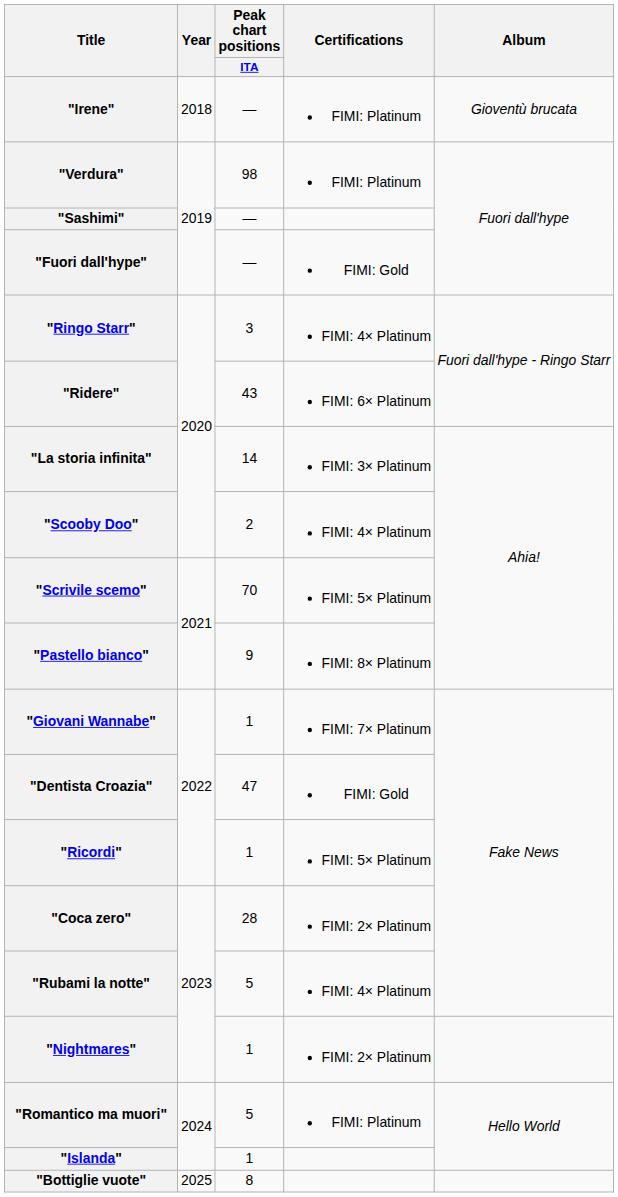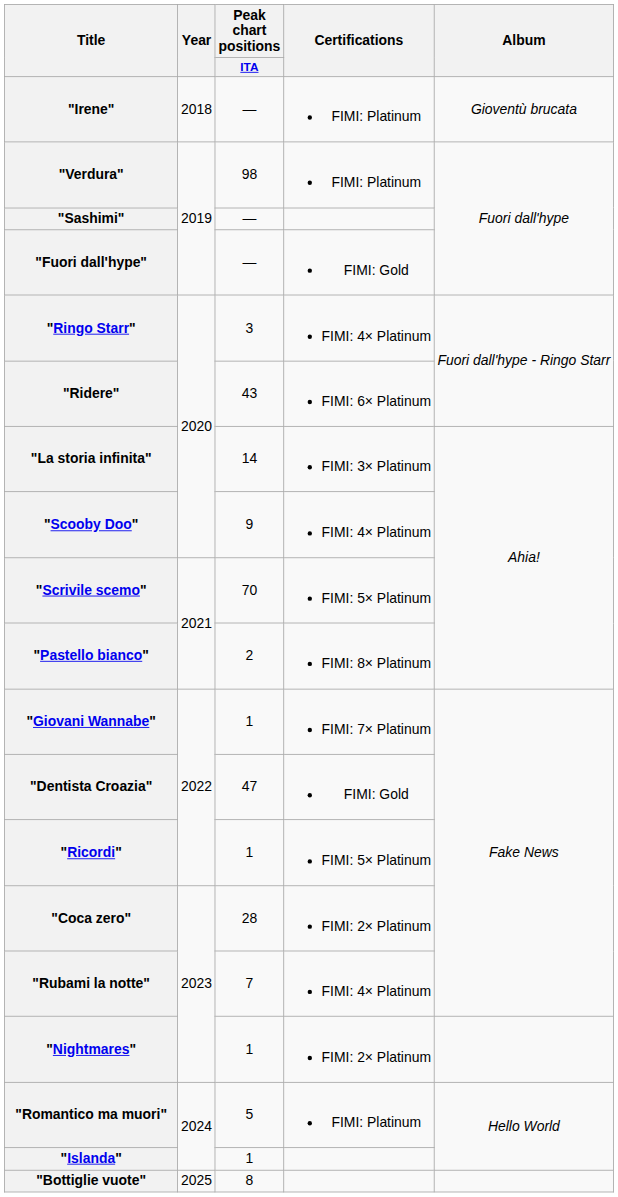(249, 524) 2 -> (249, 524) 9
(249, 656) 9 -> (249, 656) 2
(249, 983) 5 -> (249, 983) 7
